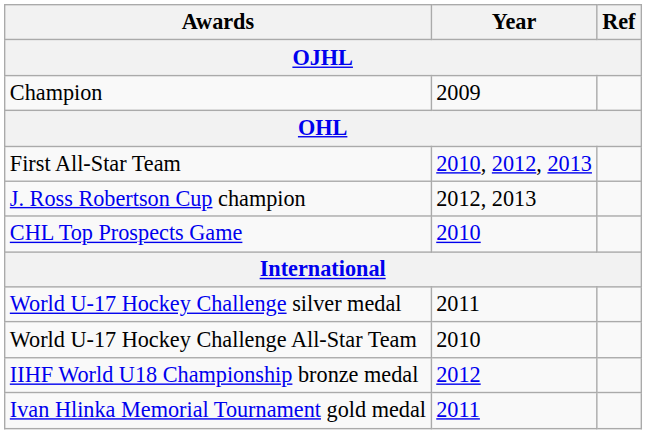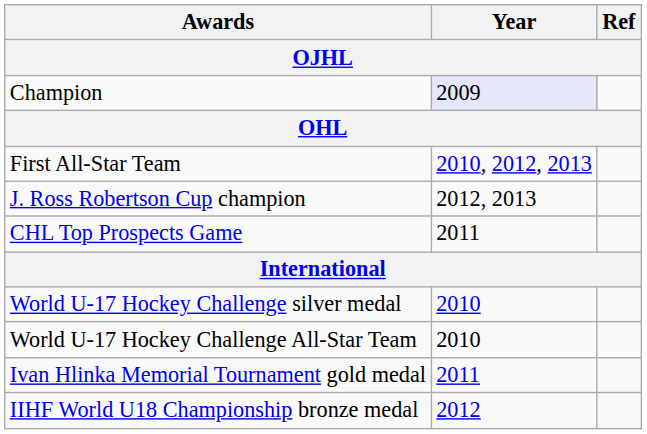(458, 92) no background -> (458, 92) lavender background
(458, 233) 2010 -> (458, 233) 2011
(458, 304) 2011 -> (458, 304) 2010
rows swapped: (218, 410) <-> (214, 374)
